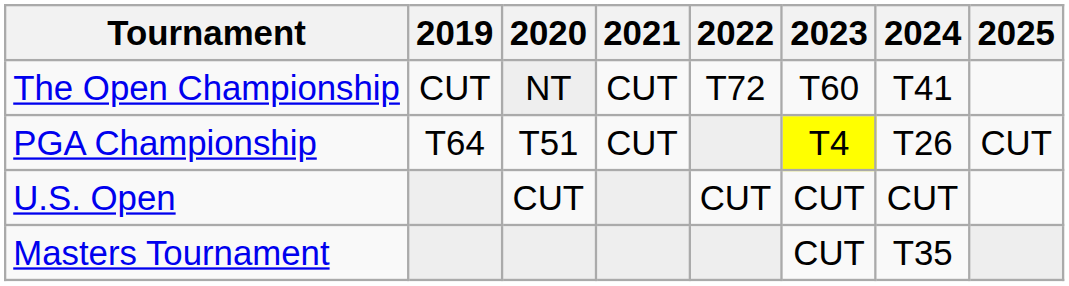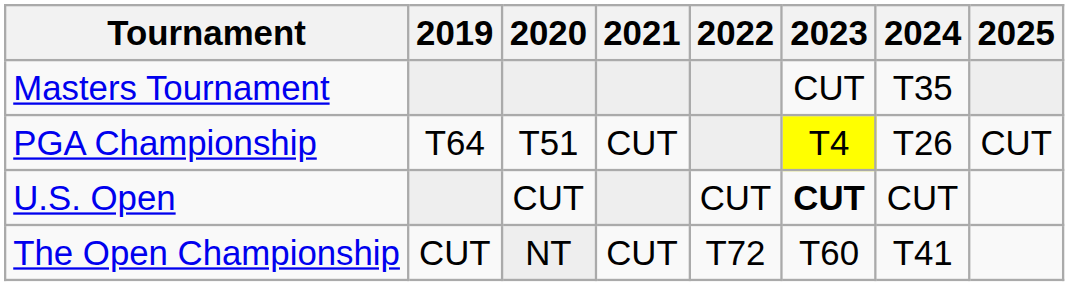rows swapped: (171, 253) <-> (207, 88)
(829, 198) normal -> (829, 198) bold
